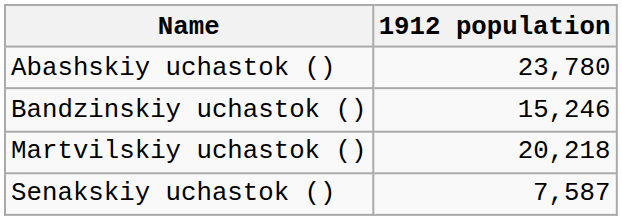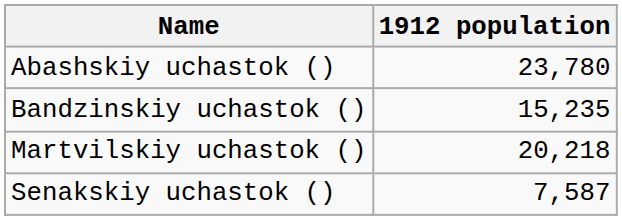(564, 110) 15,246 -> (564, 110) 15,235
